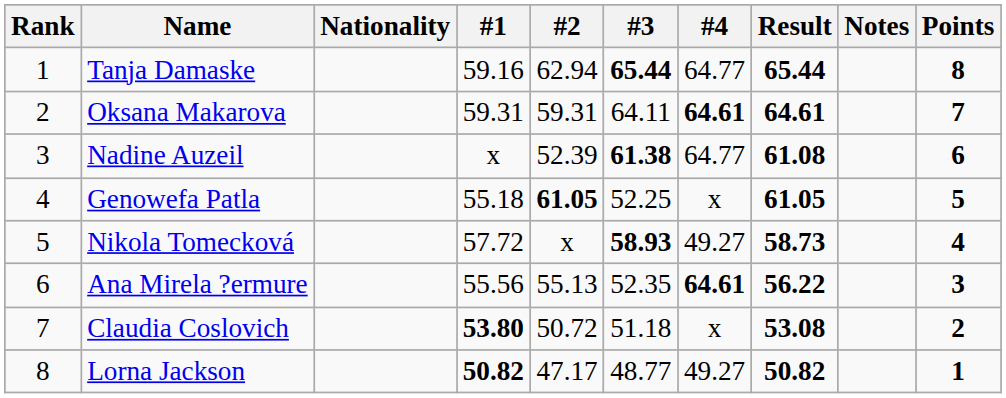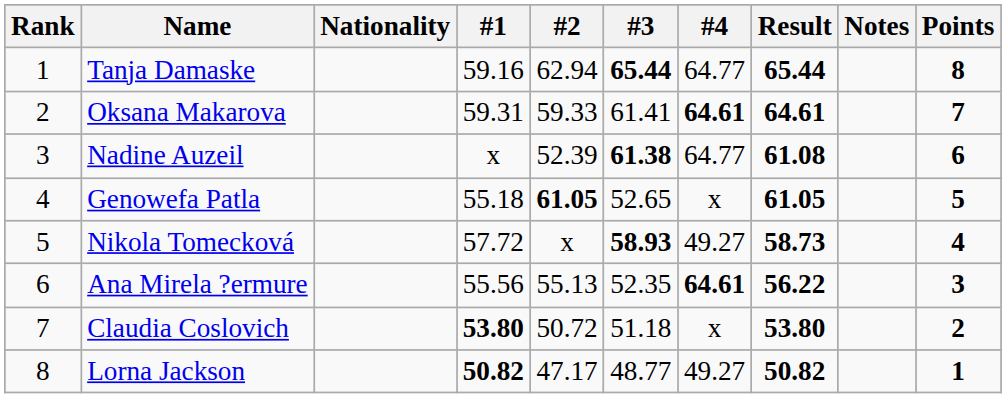(567, 112) 59.31 -> (567, 112) 59.33
(641, 112) 64.11 -> (641, 112) 61.41
(641, 198) 52.25 -> (641, 198) 52.65
(795, 328) 53.08 -> (795, 328) 53.80
